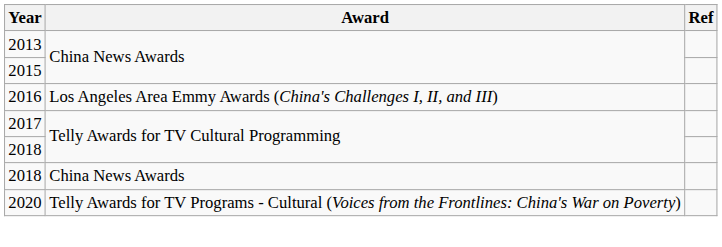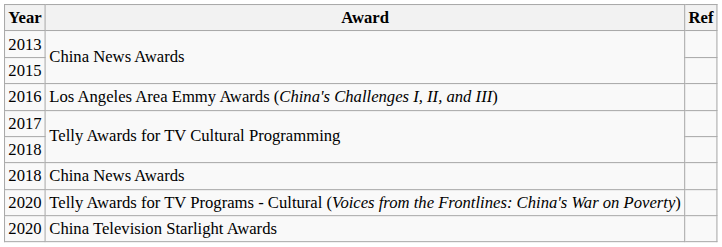+ row: (25, 228)
